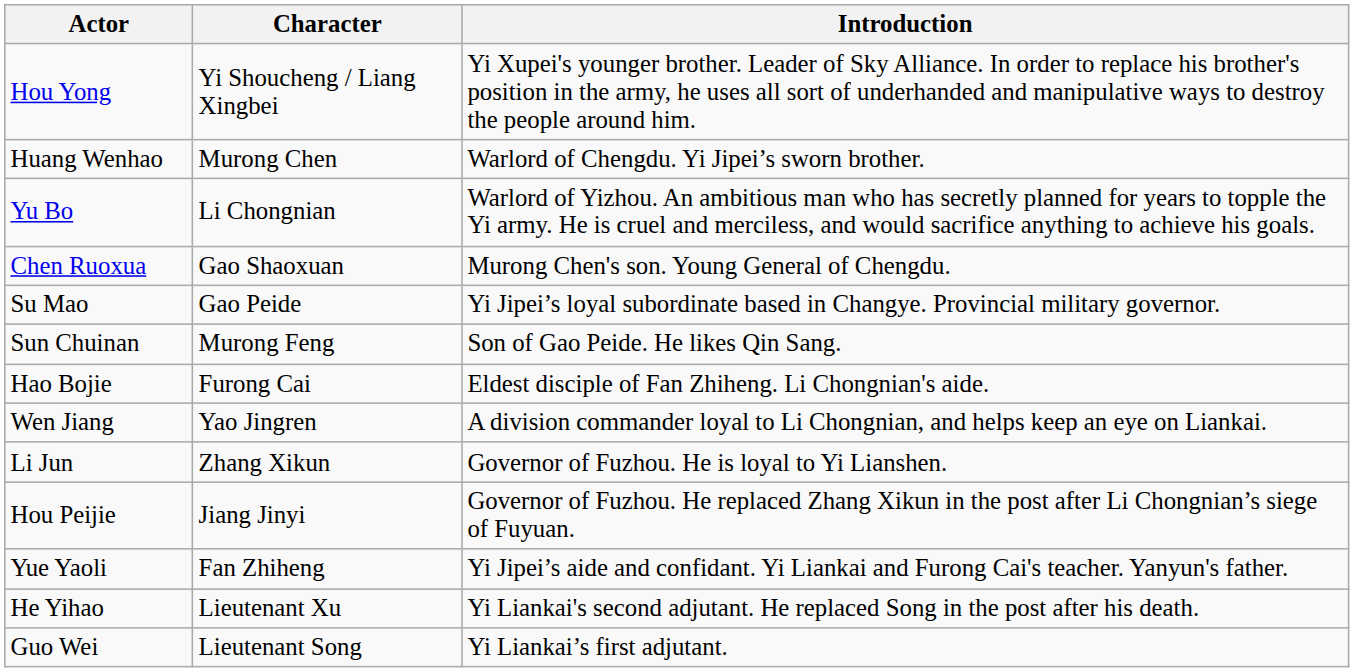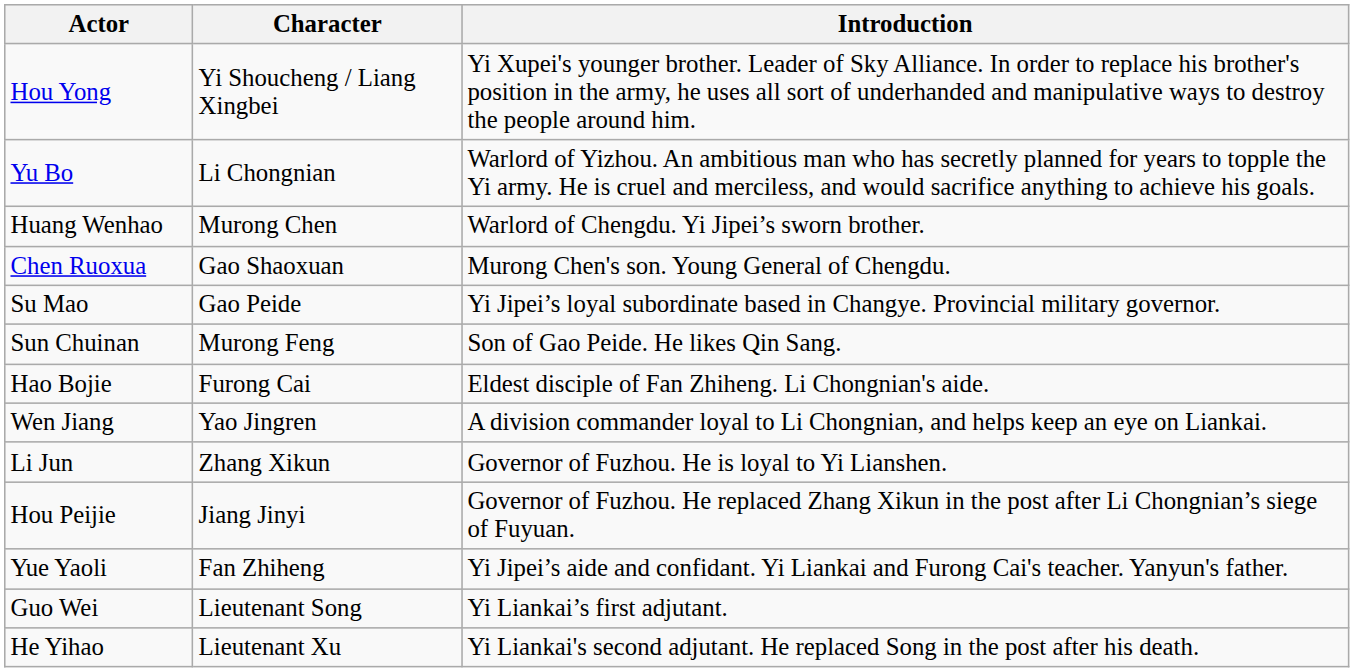rows swapped: (42, 211) <-> (87, 158)
rows swapped: (54, 647) <-> (57, 607)
